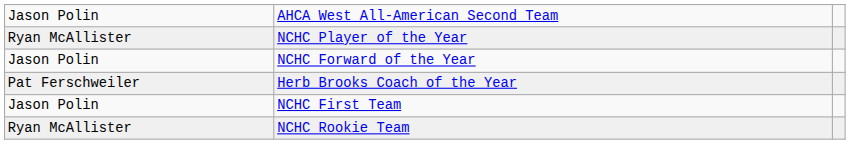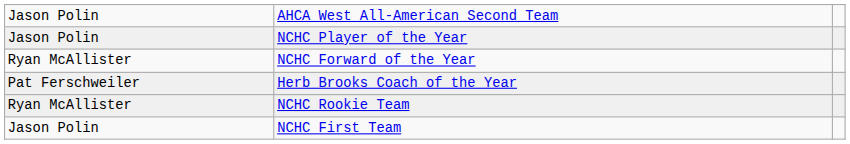(70, 38) Ryan McAllister -> (53, 38) Jason Polin
(53, 61) Jason Polin -> (70, 61) Ryan McAllister
rows swapped: (339, 106) <-> (343, 128)
